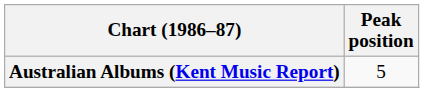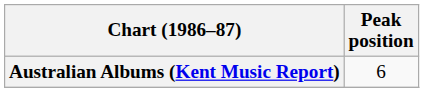(381, 71) 5 -> (381, 71) 6
